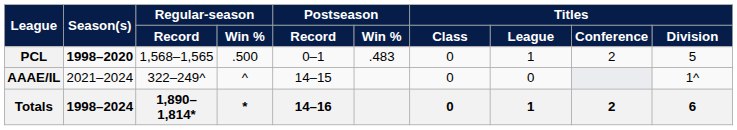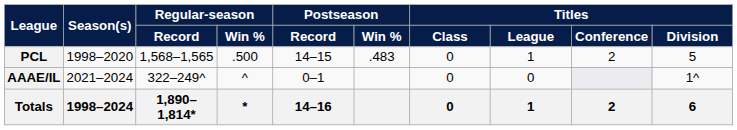(100, 57) bold -> (100, 57) normal
(313, 57) 0–1 -> (313, 57) 14–15
(313, 78) 14–15 -> (313, 78) 0–1
